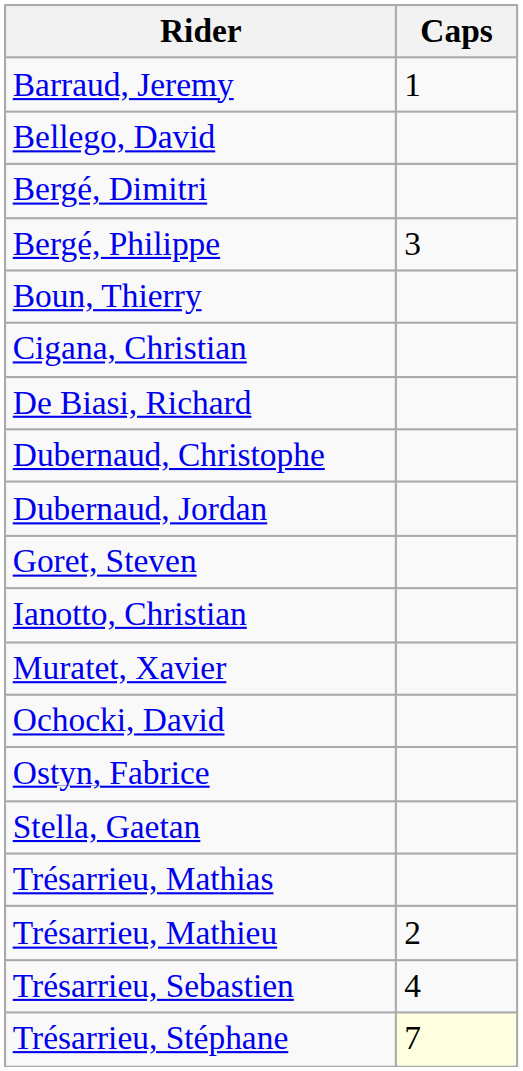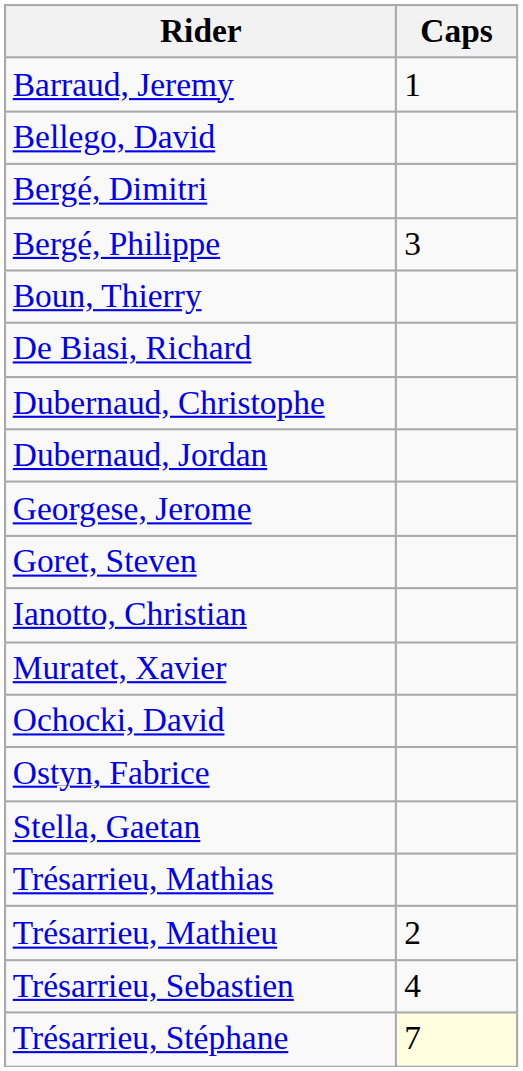- row: (130, 349)
+ row: (132, 508)
